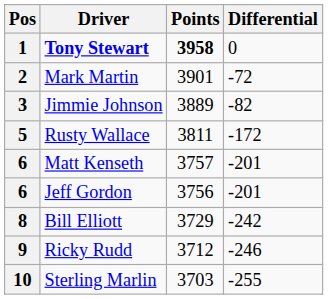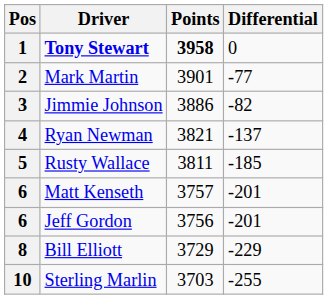(240, 76) -72 -> (240, 76) -77
(195, 105) 3889 -> (195, 105) 3886
+ row: (22, 134)
(245, 134) -172 -> (245, 163) -185
(245, 221) -242 -> (245, 250) -229
- row: (22, 250)
